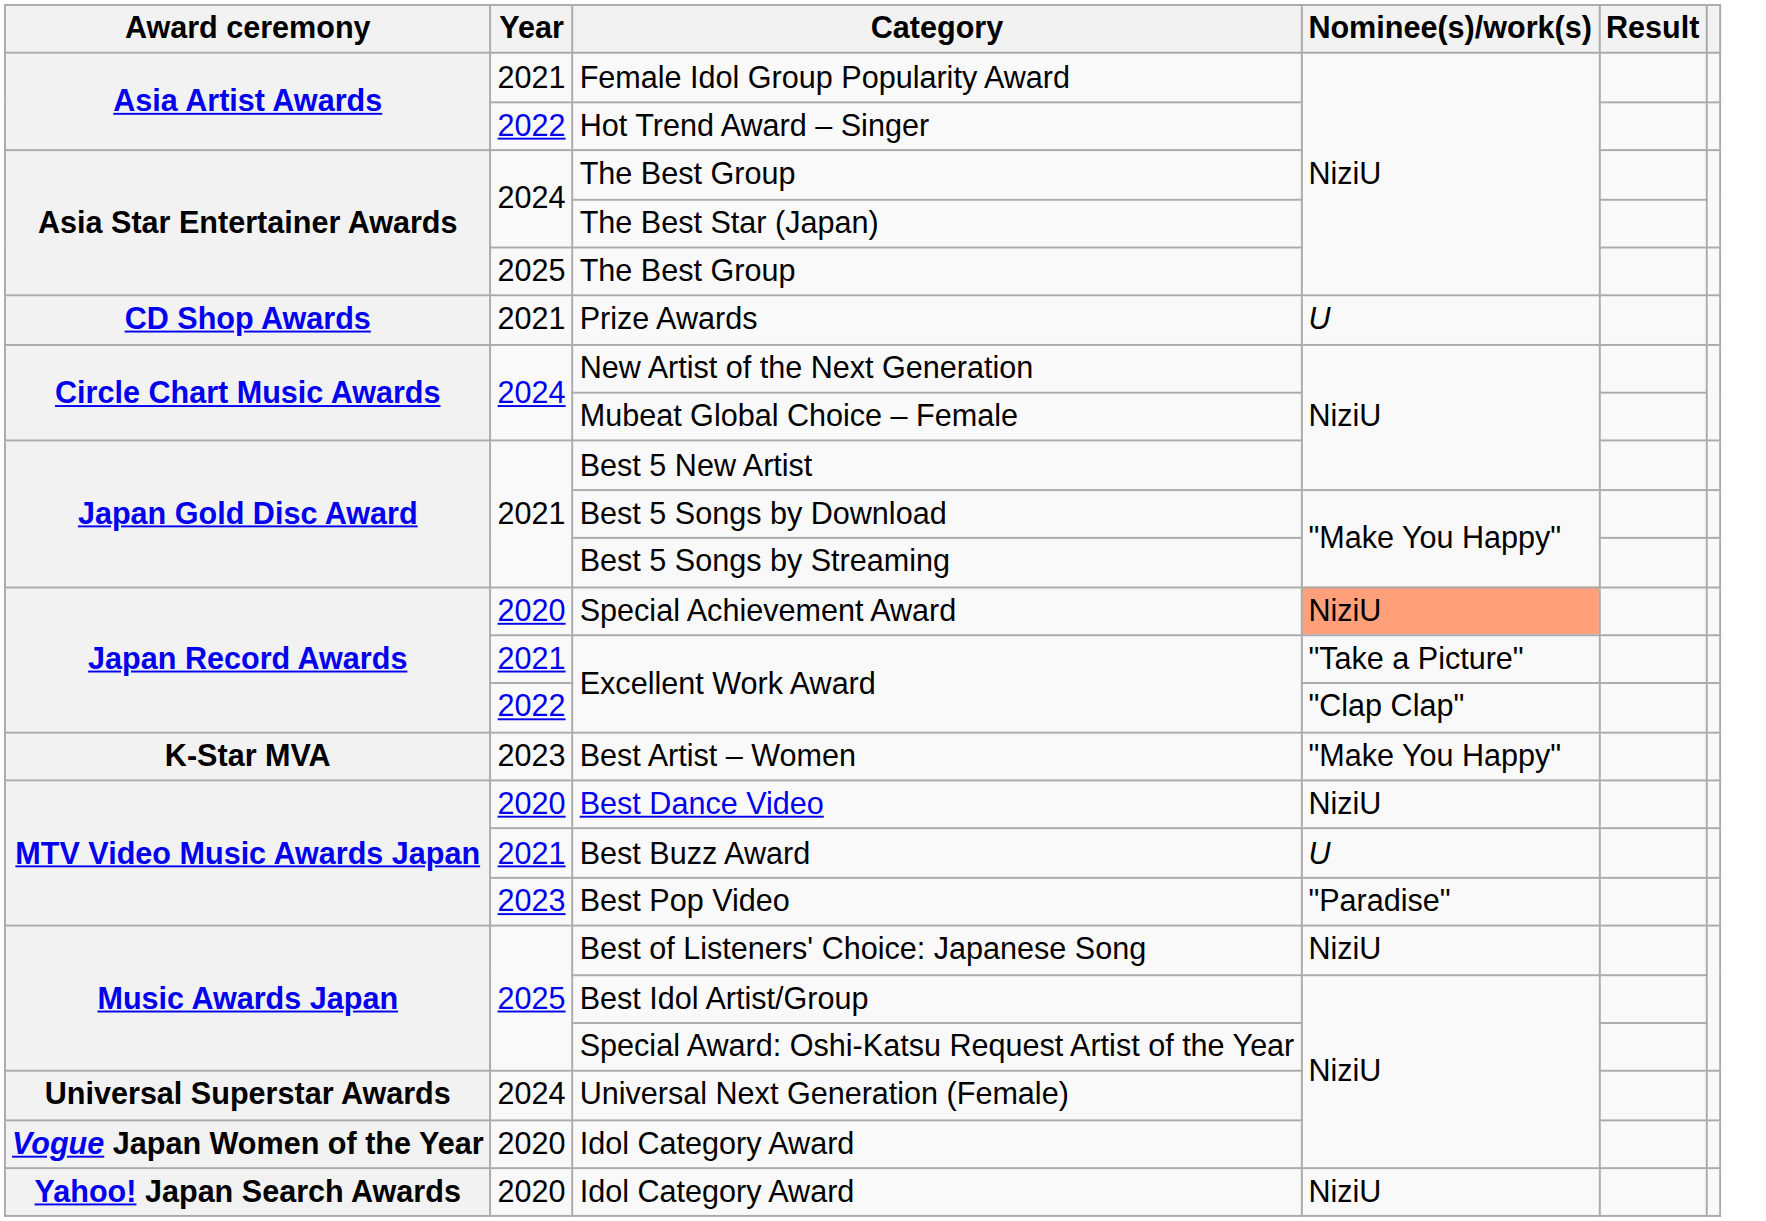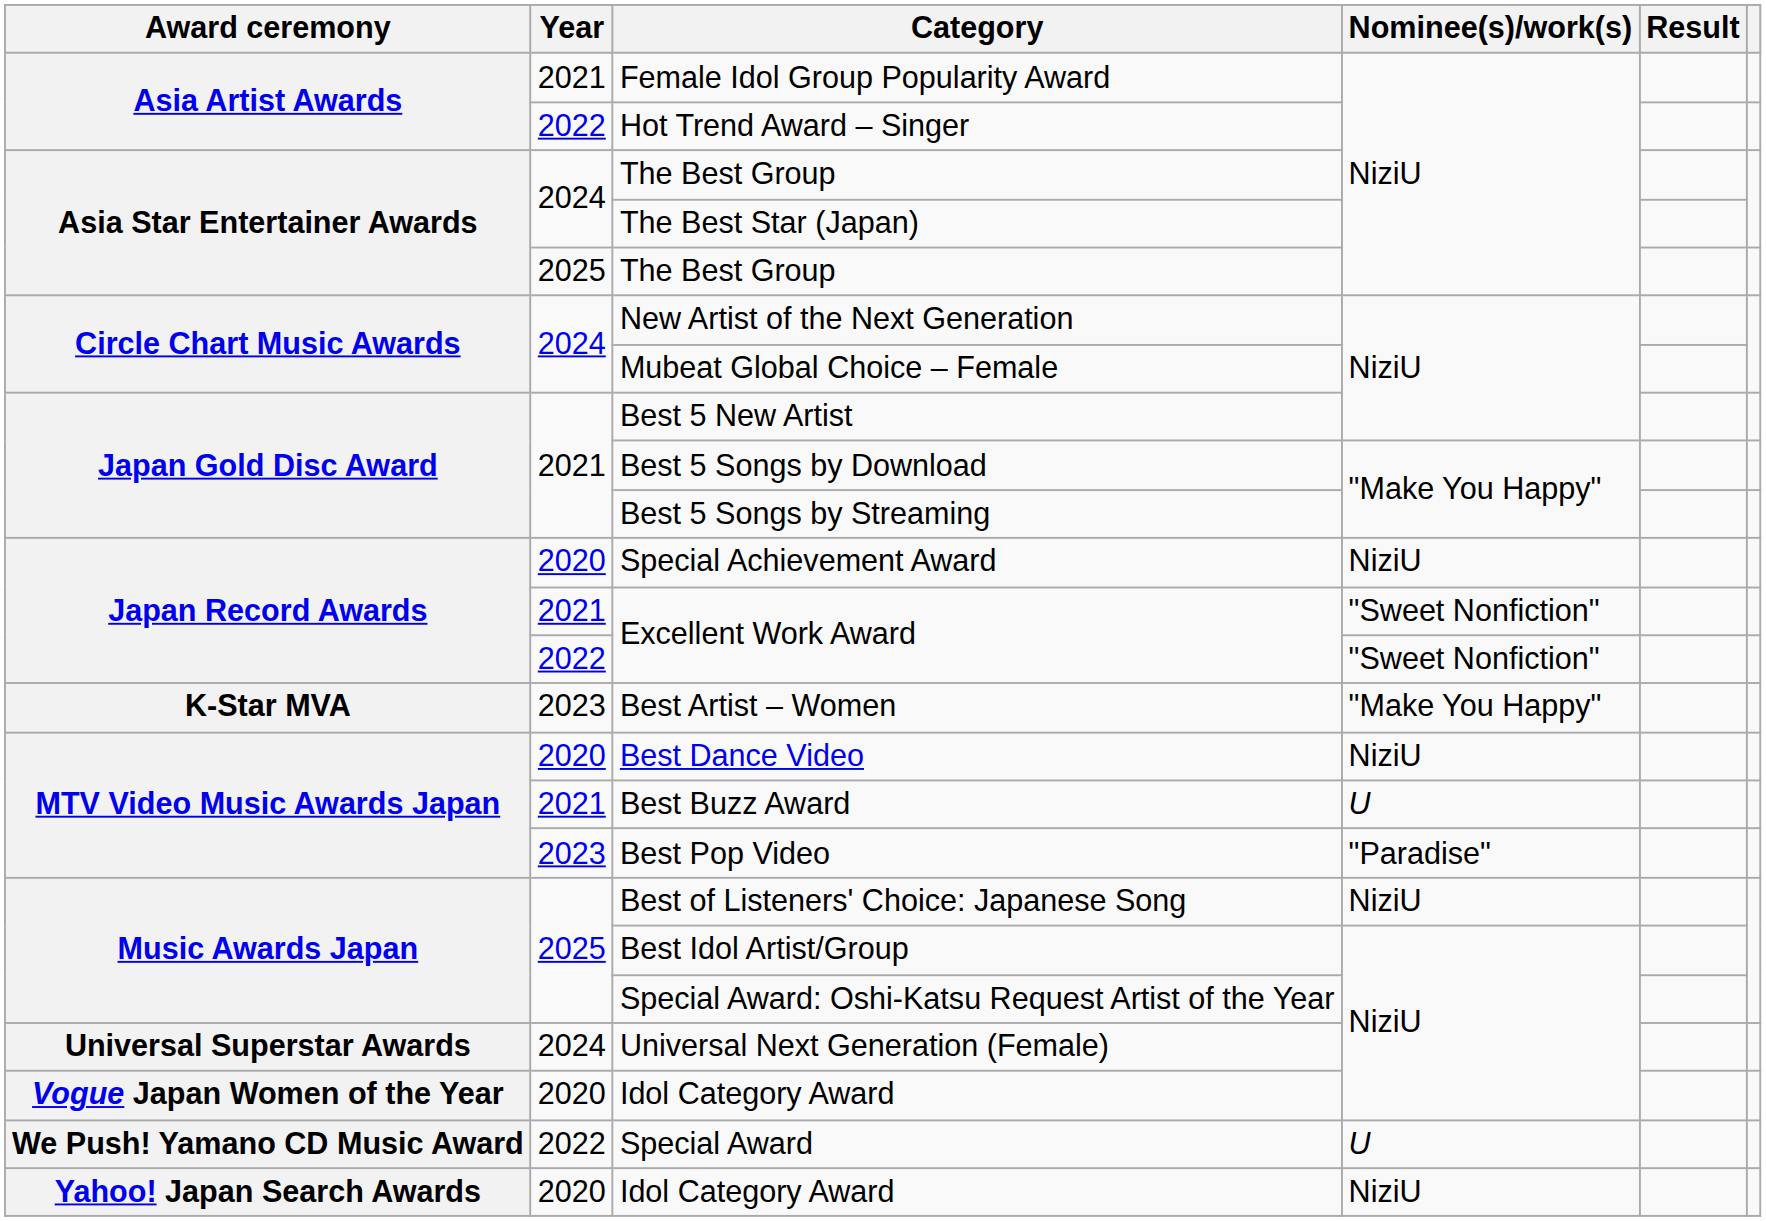- row: (532, 319)
(1345, 610) lightsalmon background -> (1385, 561) no background
(1416, 658) "Take a Picture" -> (1474, 610) "Sweet Nonfiction"
(1386, 707) "Clap Clap" -> (1474, 658) "Sweet Nonfiction"
+ row: (572, 1143)
